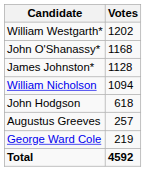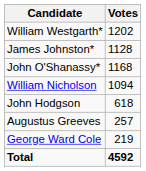rows swapped: (54, 49) <-> (51, 67)
